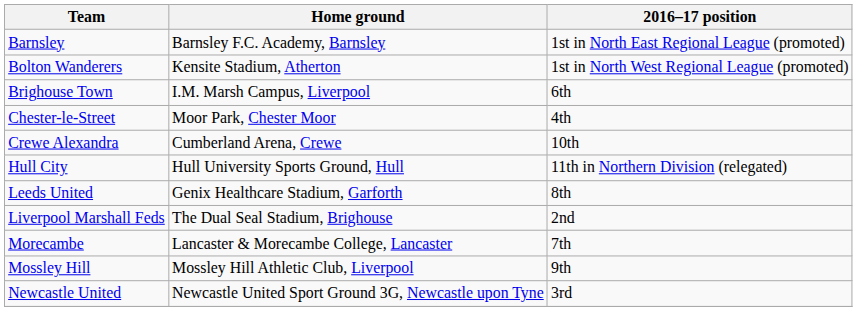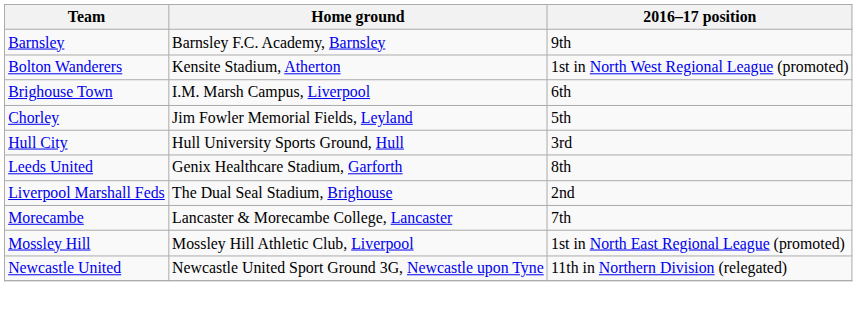(698, 42) 1st in North East Regional League (promoted) -> (561, 42) 9th
- row: (62, 117)
+ row: (34, 117)
- row: (63, 142)
(669, 167) 11th in Northern Division (relegated) -> (562, 142) 3rd
(561, 268) 9th -> (698, 243) 1st in North East Regional League (promoted)
(562, 293) 3rd -> (669, 268) 11th in Northern Division (relegated)
